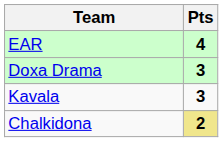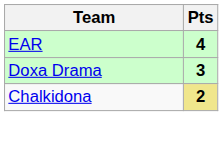- row: (34, 96)
